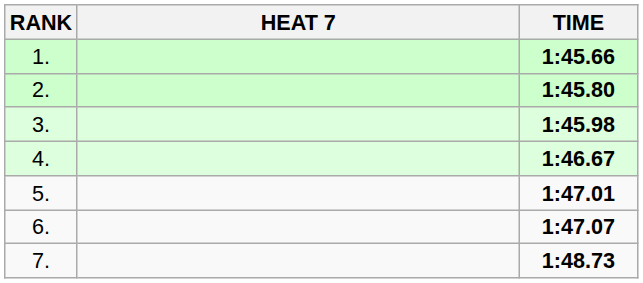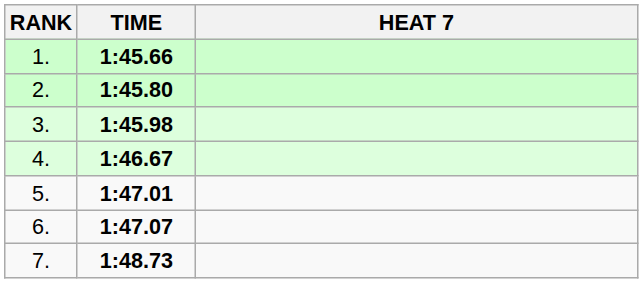columns swapped: (298, 22) <-> (578, 22)
